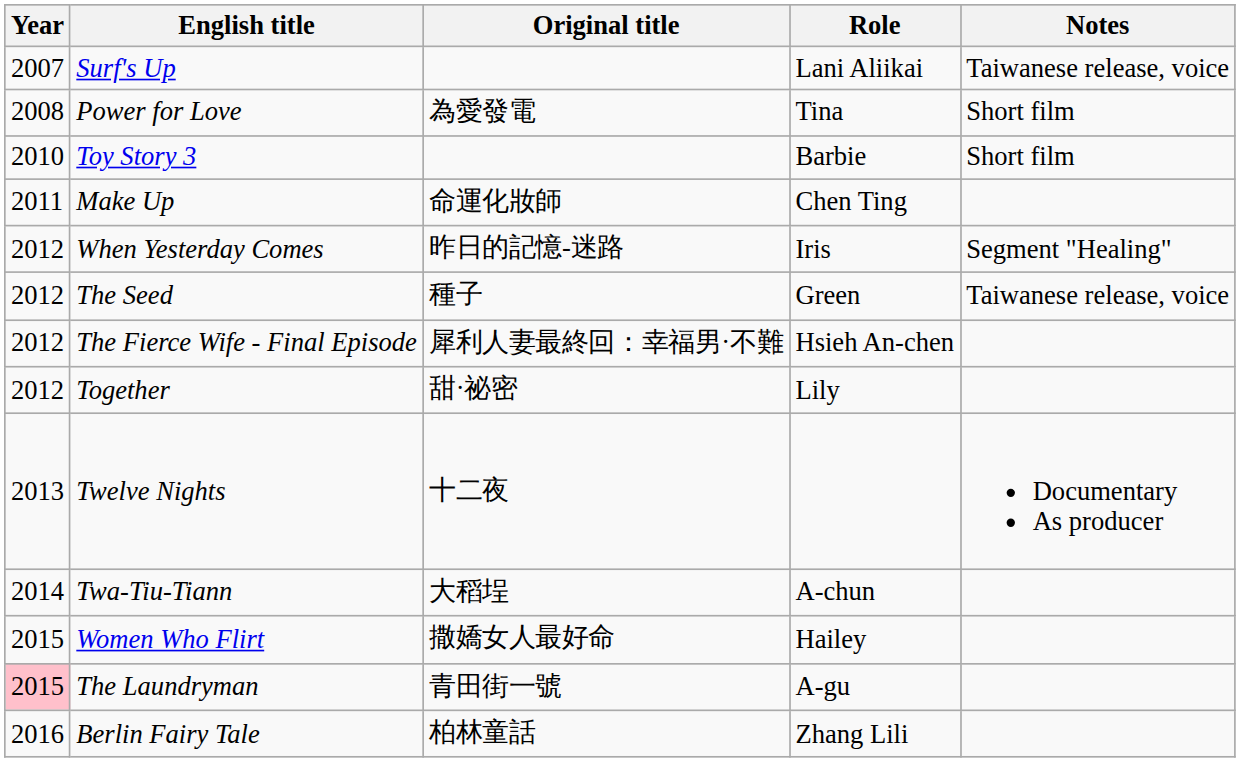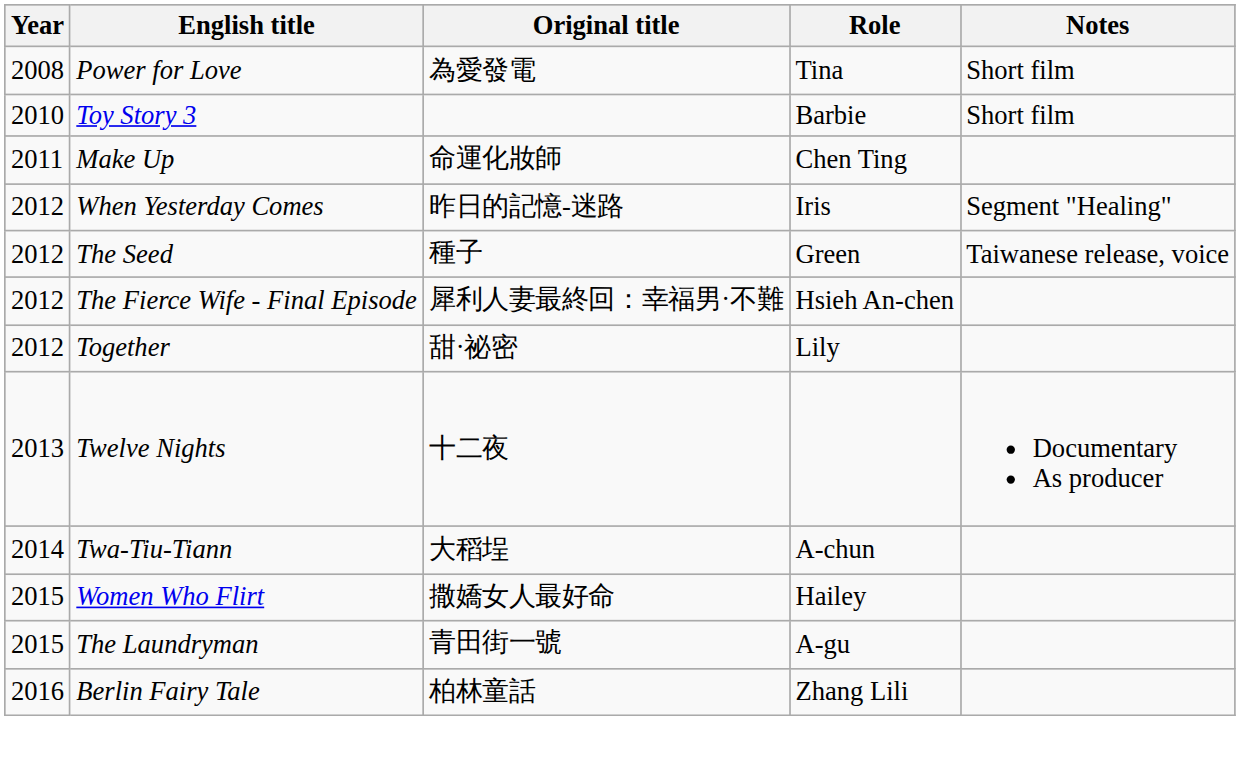- row: (126, 67)
(38, 686) pink background -> (38, 644) no background
